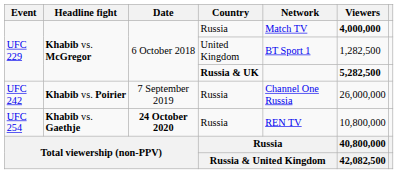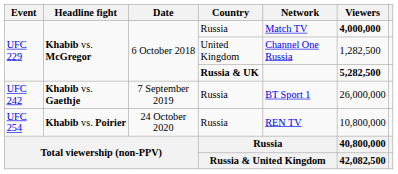(288, 50) BT Sport 1 -> (292, 50) Channel One Russia
(86, 94) Khabib vs. Poirier -> (69, 94) Khabib vs. Gaethje
(292, 94) Channel One Russia -> (288, 94) BT Sport 1
(69, 122) Khabib vs. Gaethje -> (86, 122) Khabib vs. Poirier
(163, 122) bold -> (163, 122) normal
